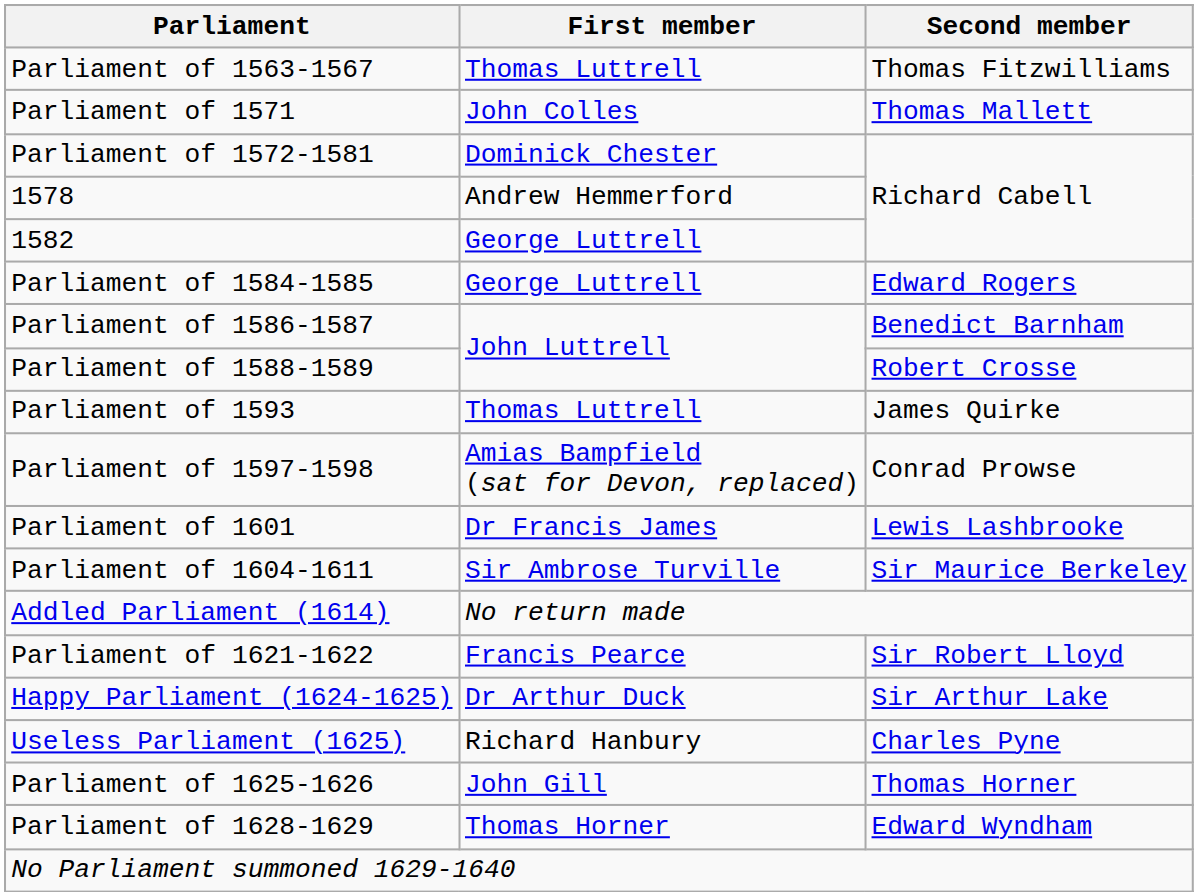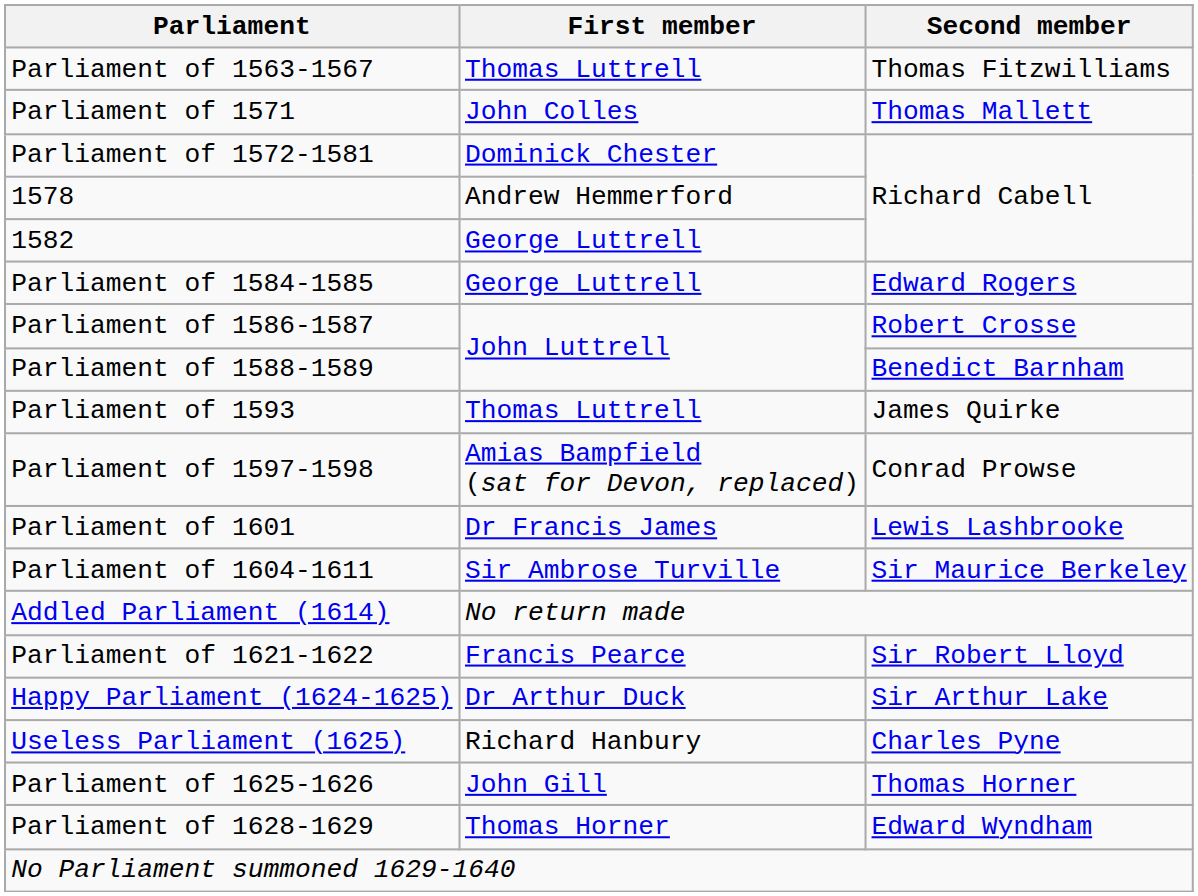(998, 326) Benedict Barnham -> (974, 326) Robert Crosse
(974, 369) Robert Crosse -> (998, 369) Benedict Barnham
